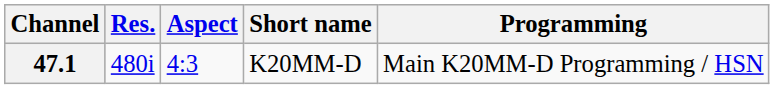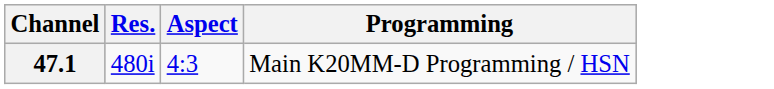- column: (310, 24)
